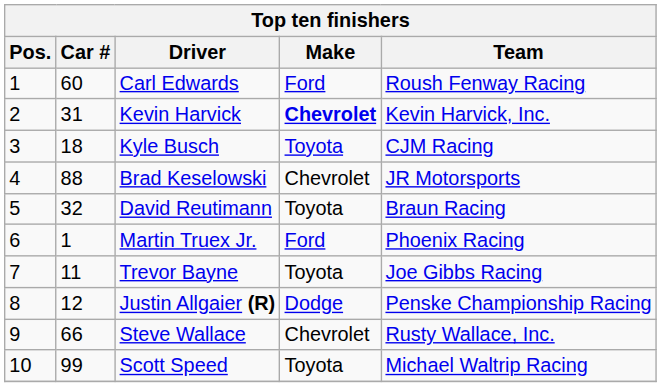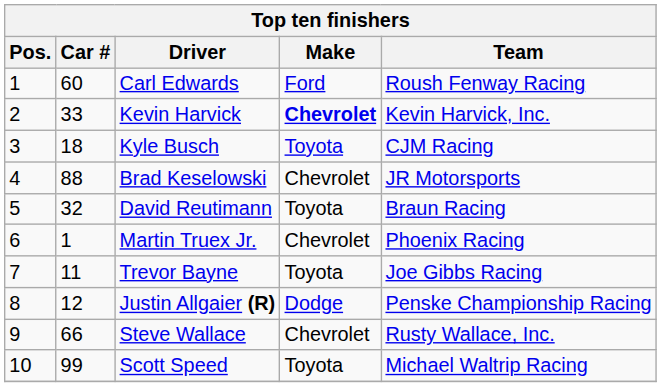(72, 115) 31 -> (72, 115) 33
(305, 241) Ford -> (327, 241) Chevrolet
